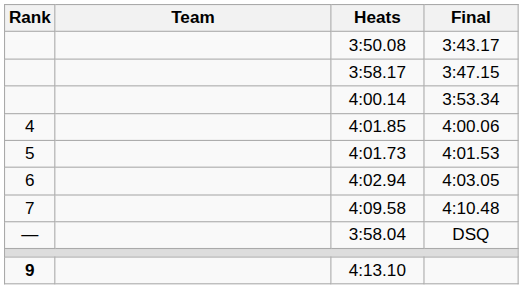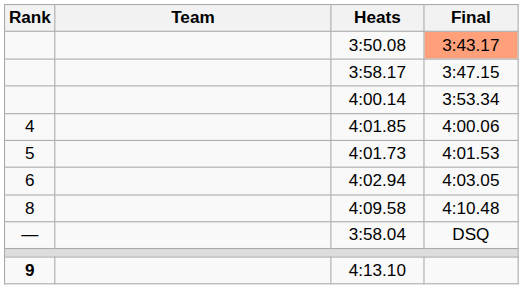(471, 45) no background -> (471, 45) lightsalmon background
(30, 208) 7 -> (30, 208) 8
